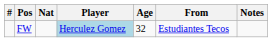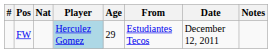+ column: (211, 12)
(141, 29) 32 -> (110, 34) 29
